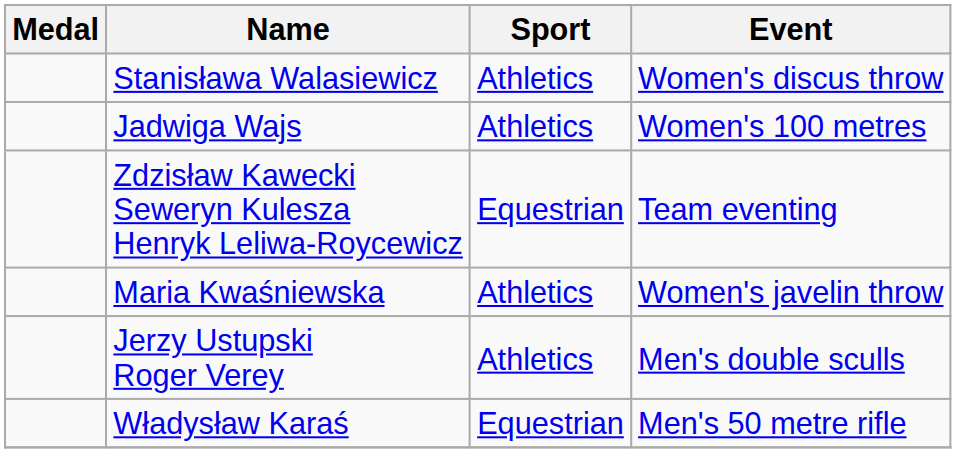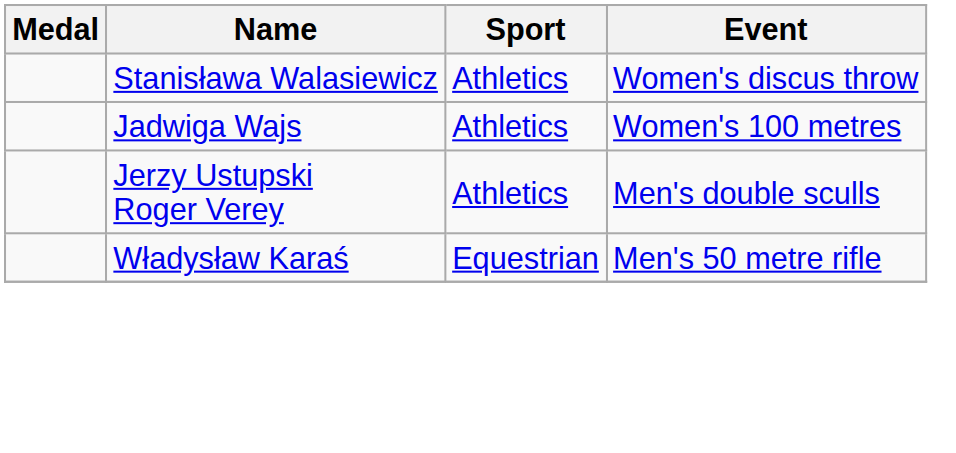- row: (288, 210)
- row: (249, 293)
